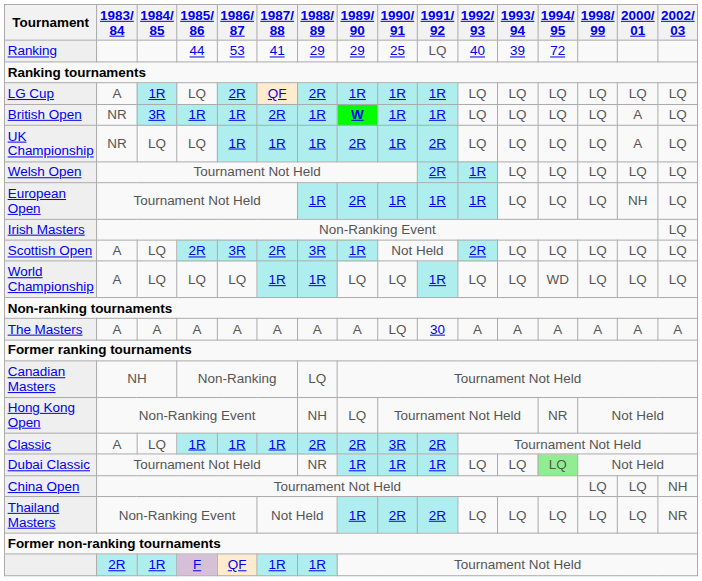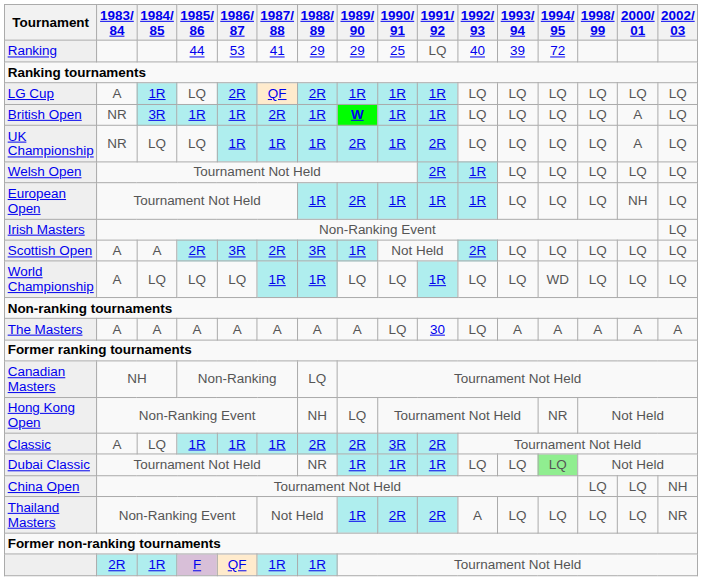(157, 250) LQ -> (157, 250) A
(478, 329) A -> (478, 329) LQ
(478, 514) LQ -> (478, 514) A
